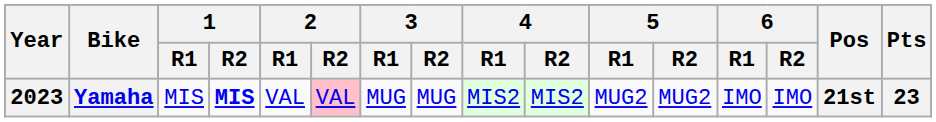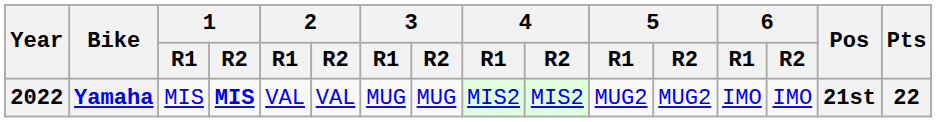(37, 98) 2023 -> (37, 98) 2022
(336, 98) pink background -> (336, 98) no background
(907, 98) 23 -> (907, 98) 22
